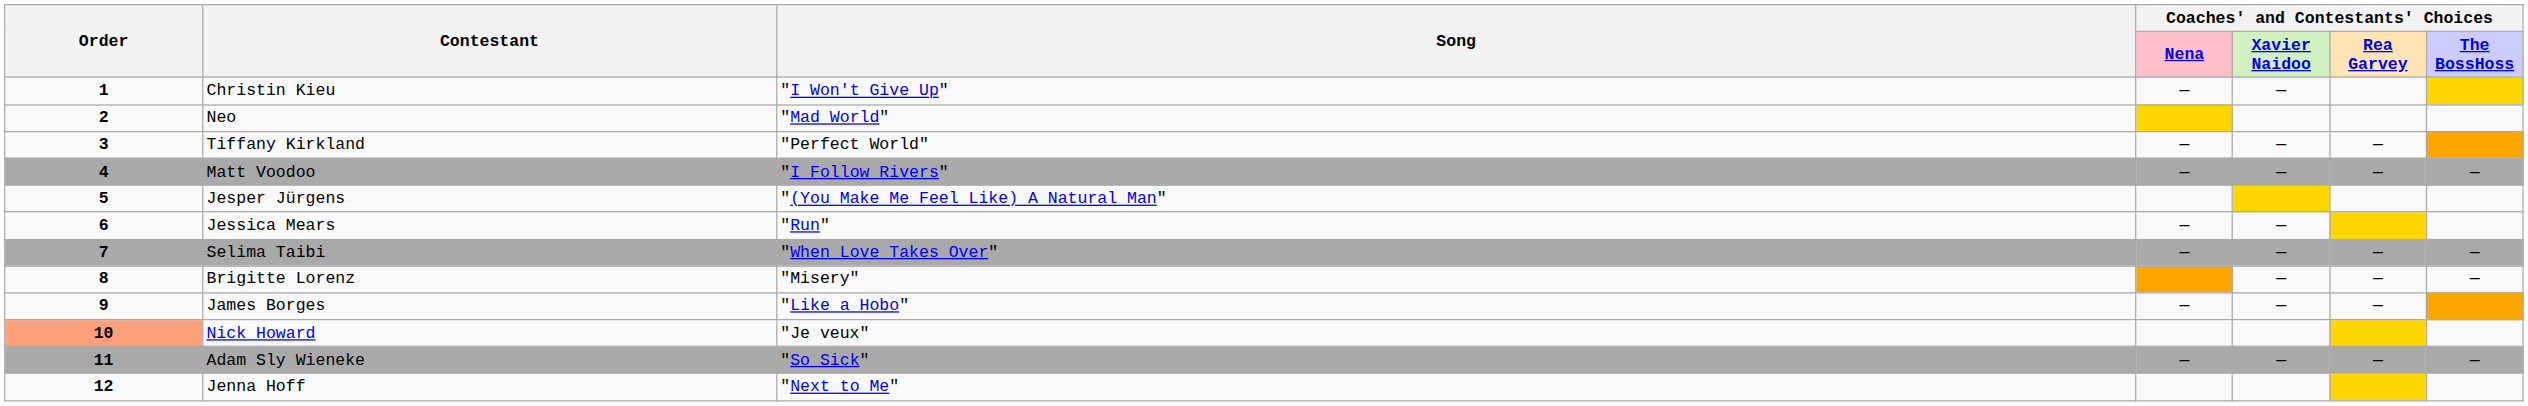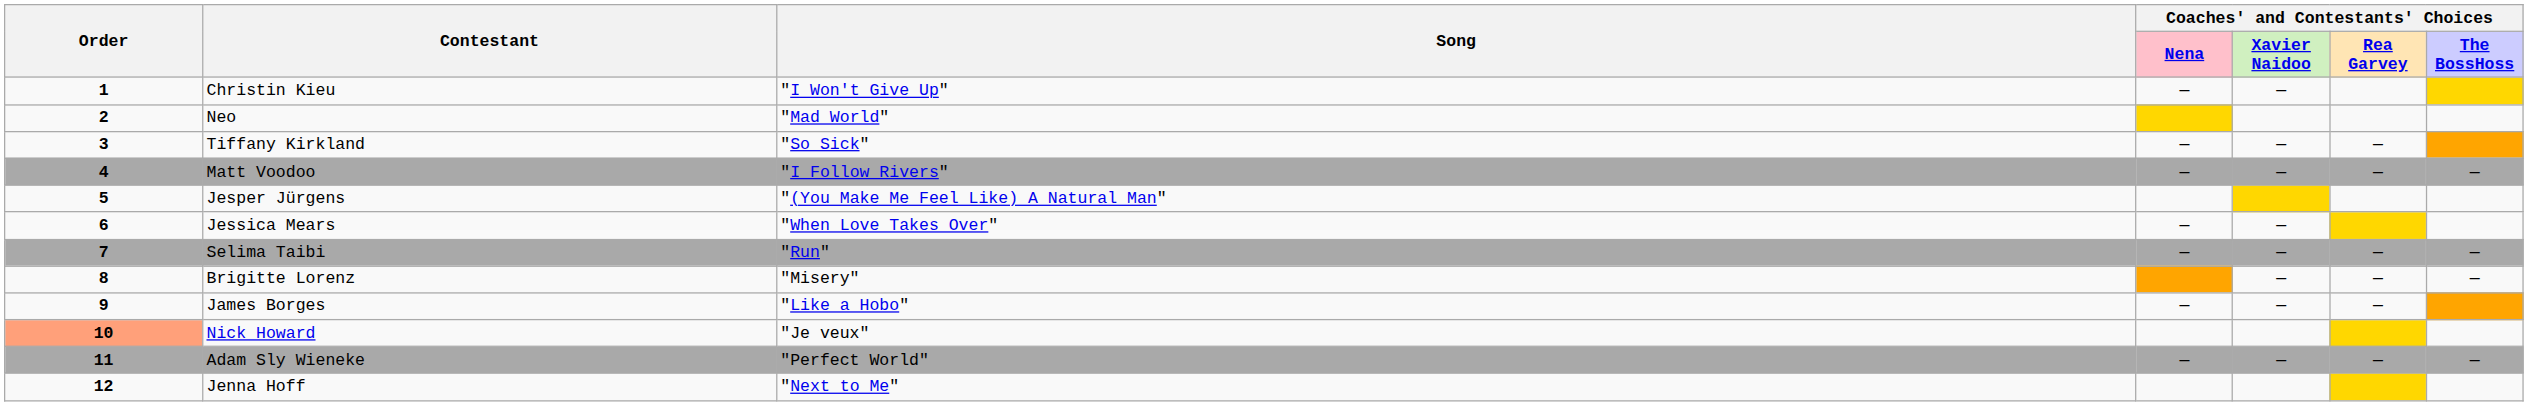(855, 145) "Perfect World" -> (825, 145) "So Sick"
(805, 225) "Run" -> (889, 225) "When Love Takes Over"
(889, 252) "When Love Takes Over" -> (805, 252) "Run"
(825, 360) "So Sick" -> (855, 360) "Perfect World"
